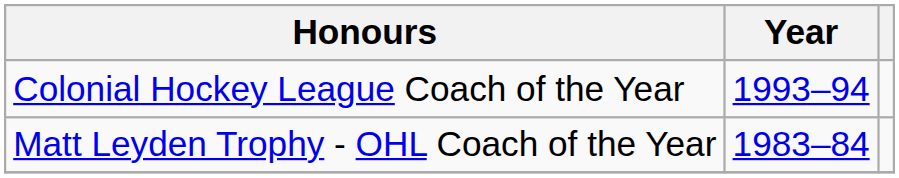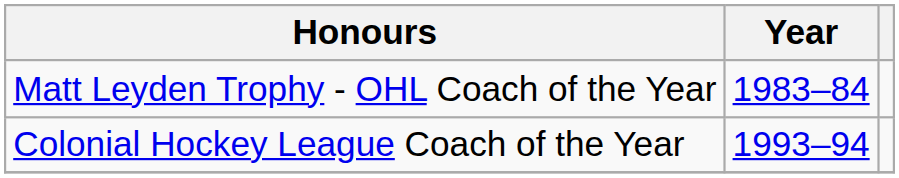rows swapped: (365, 144) <-> (349, 88)
